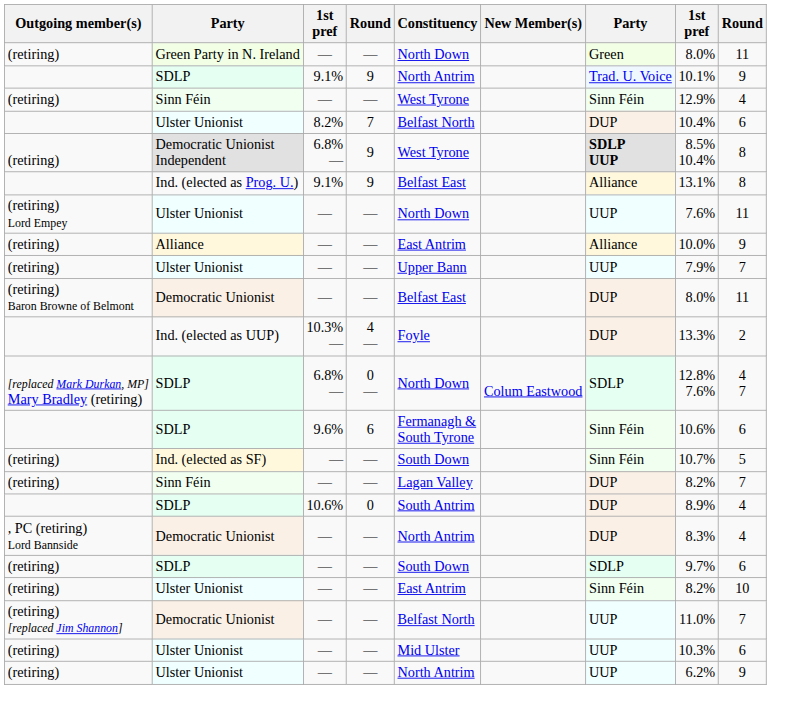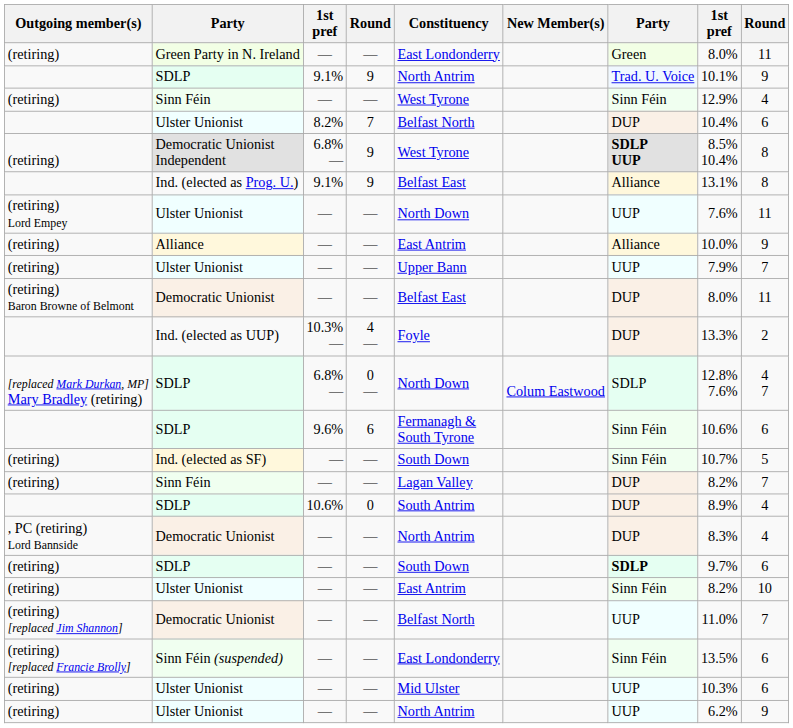(433, 54) North Down -> (449, 54) East Londonderry
(606, 566) normal -> (630, 566) bold
+ row: (69, 658)
